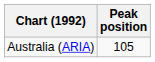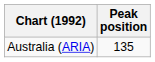(124, 47) 105 -> (124, 47) 135
